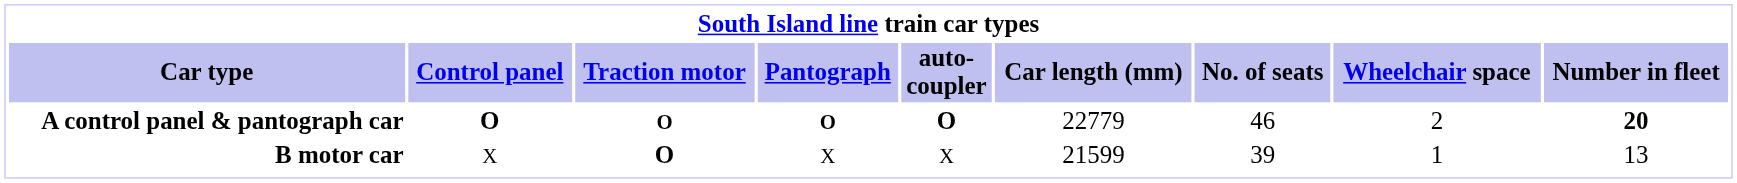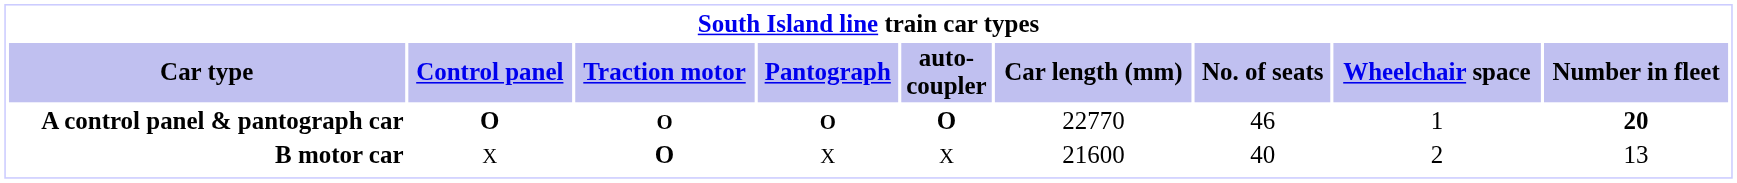(1094, 120) 22779 -> (1094, 120) 22770
(1437, 120) 2 -> (1437, 120) 1
(1094, 155) 21599 -> (1094, 155) 21600
(1263, 155) 39 -> (1263, 155) 40
(1437, 155) 1 -> (1437, 155) 2
